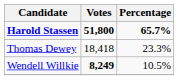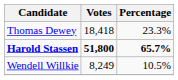rows swapped: (43, 30) <-> (42, 48)
(102, 65) bold -> (102, 65) normal
